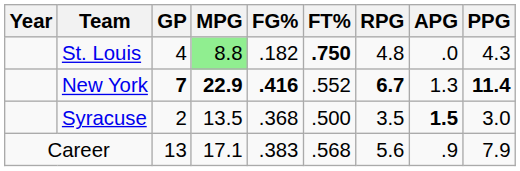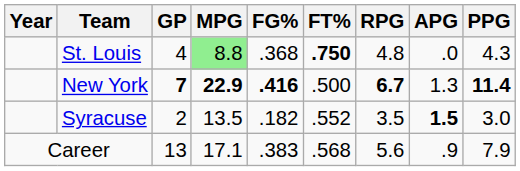(279, 53) .182 -> (279, 53) .368
(331, 85) .552 -> (331, 85) .500
(279, 118) .368 -> (279, 118) .182
(331, 118) .500 -> (331, 118) .552
